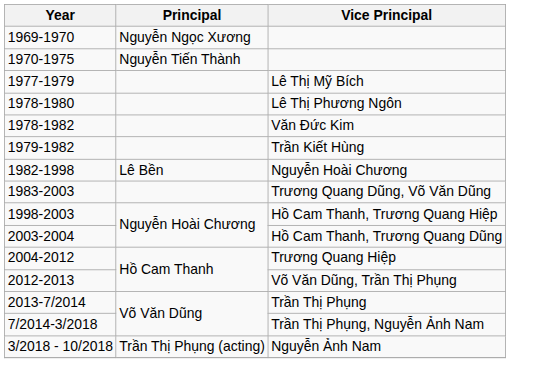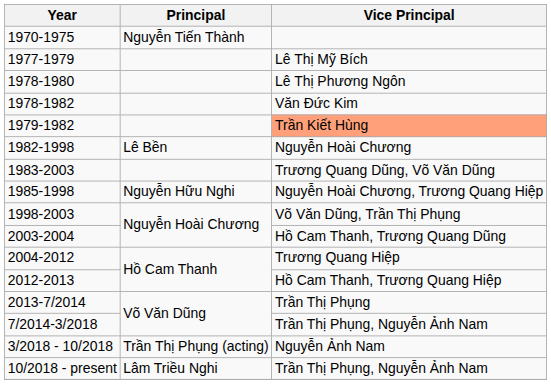- row: (41, 37)
(318, 147) no background -> (322, 125) lightsalmon background
+ row: (41, 192)
(384, 214) Hồ Cam Thanh, Trương Quang Hiệp -> (368, 214) Võ Văn Dũng, Trần Thị Phụng
(364, 280) Võ Văn Dũng, Trần Thị Phụng -> (388, 280) Hồ Cam Thanh, Trương Quang Hiệp
+ row: (62, 368)
